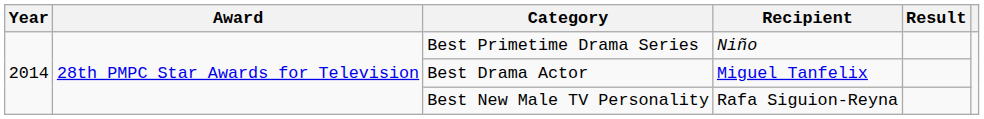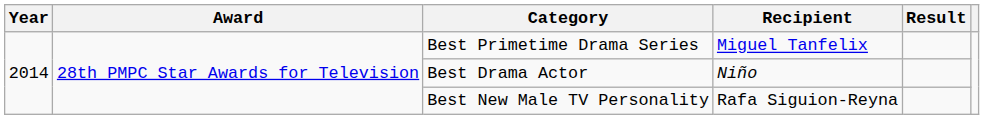(737, 46) Niño -> (792, 46) Miguel Tanfelix
(792, 73) Miguel Tanfelix -> (737, 73) Niño
